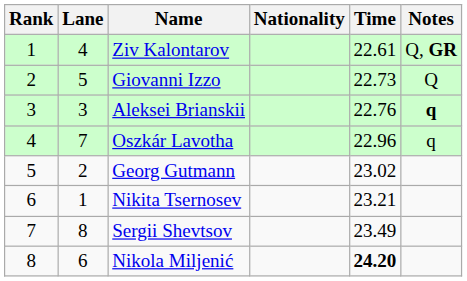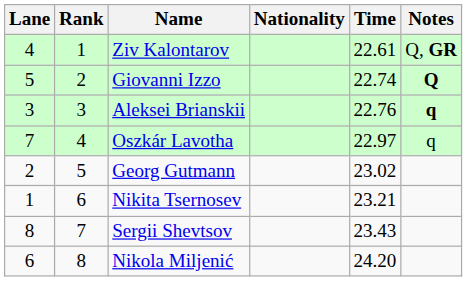columns swapped: (31, 19) <-> (83, 19)
(375, 79) 22.73 -> (375, 79) 22.74
(431, 79) normal -> (431, 79) bold
(375, 140) 22.96 -> (375, 140) 22.97
(375, 230) 23.49 -> (375, 230) 23.43
(375, 261) bold -> (375, 261) normal
